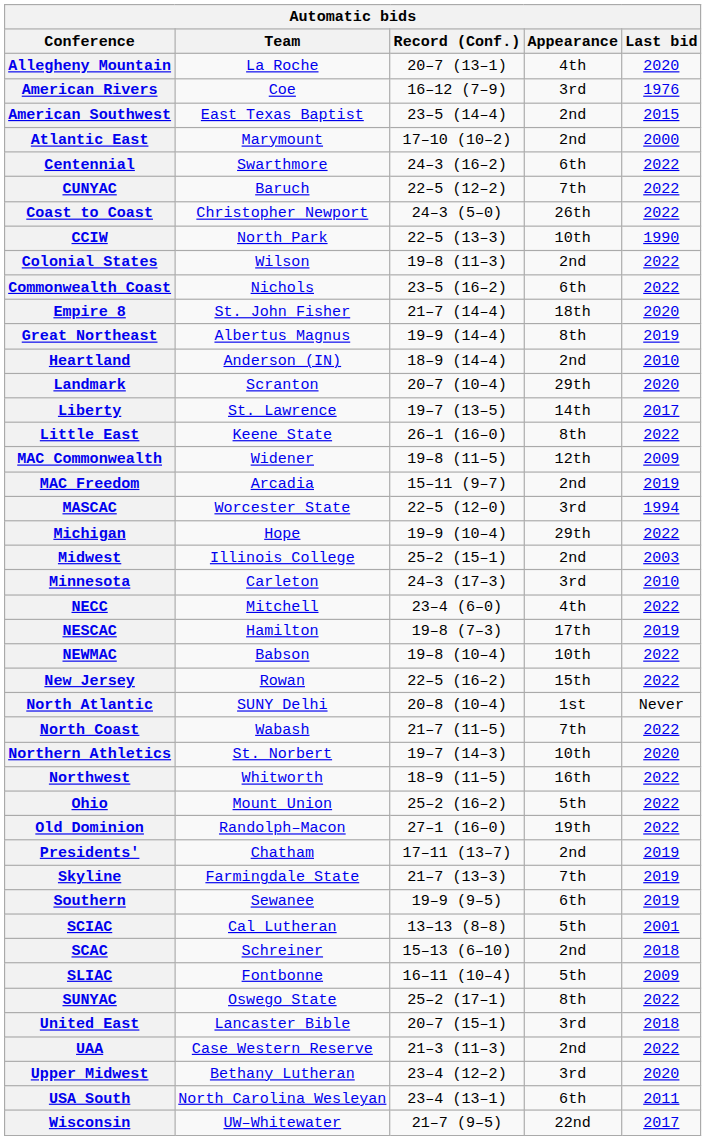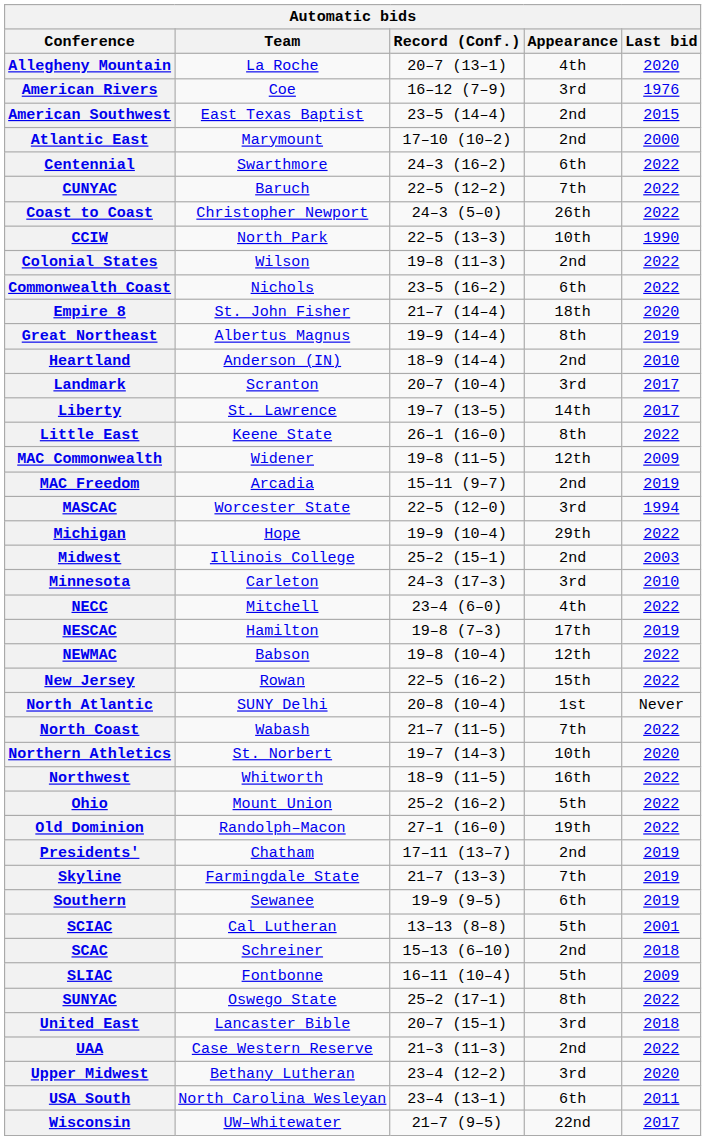(573, 386) 29th -> (573, 386) 3rd
(661, 386) 2020 -> (661, 386) 2017
(573, 656) 10th -> (573, 656) 12th
